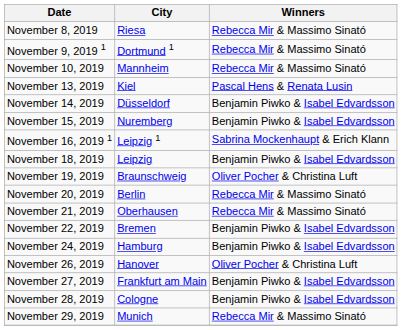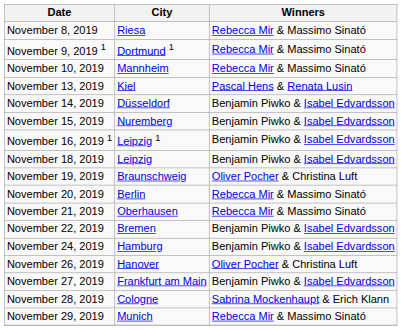(300, 140) Sabrina Mockenhaupt & Erich Klann -> (303, 140) Benjamin Piwko & Isabel Edvardsson
(303, 299) Benjamin Piwko & Isabel Edvardsson -> (300, 299) Sabrina Mockenhaupt & Erich Klann
